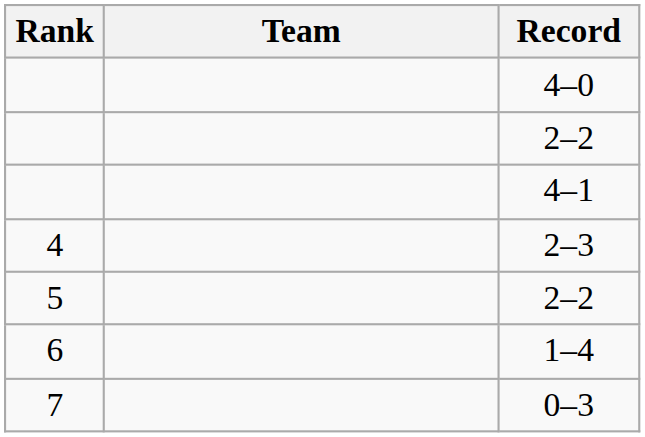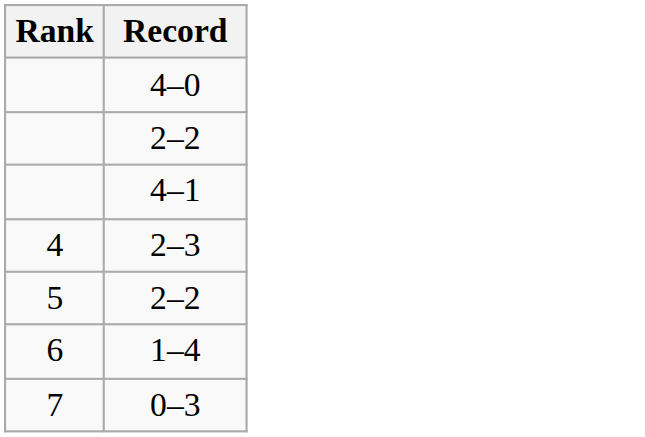- column: (301, 31)
